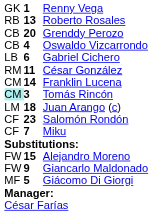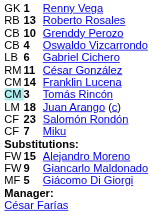(30, 33) 20 -> (30, 33) 10
